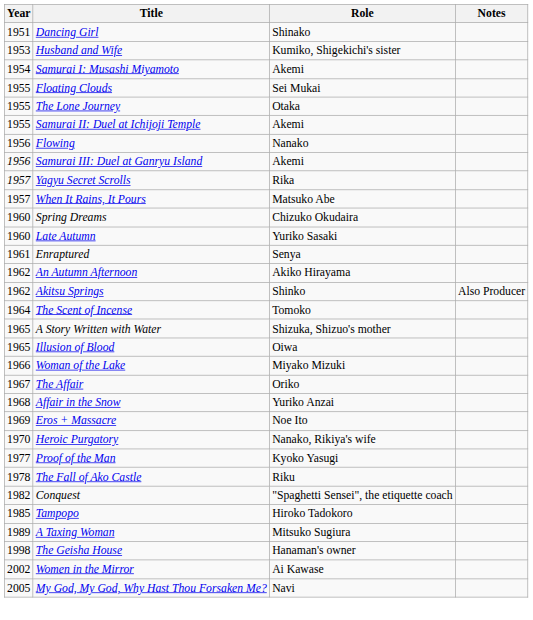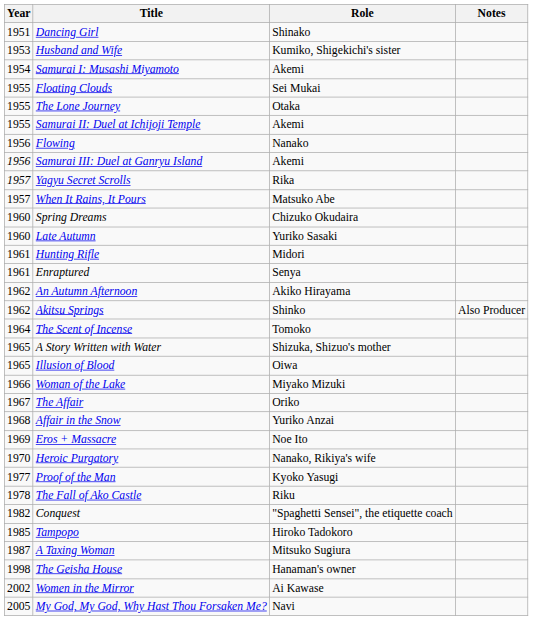+ row: (67, 254)
(19, 532) 1989 -> (19, 550) 1987
